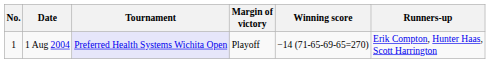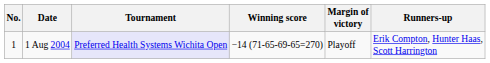columns swapped: (323, 18) <-> (252, 18)
